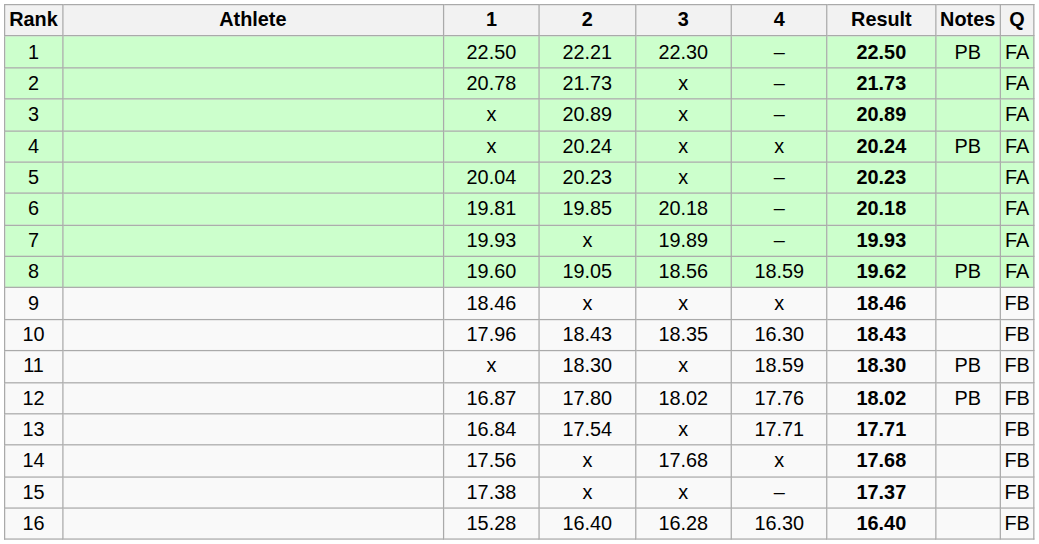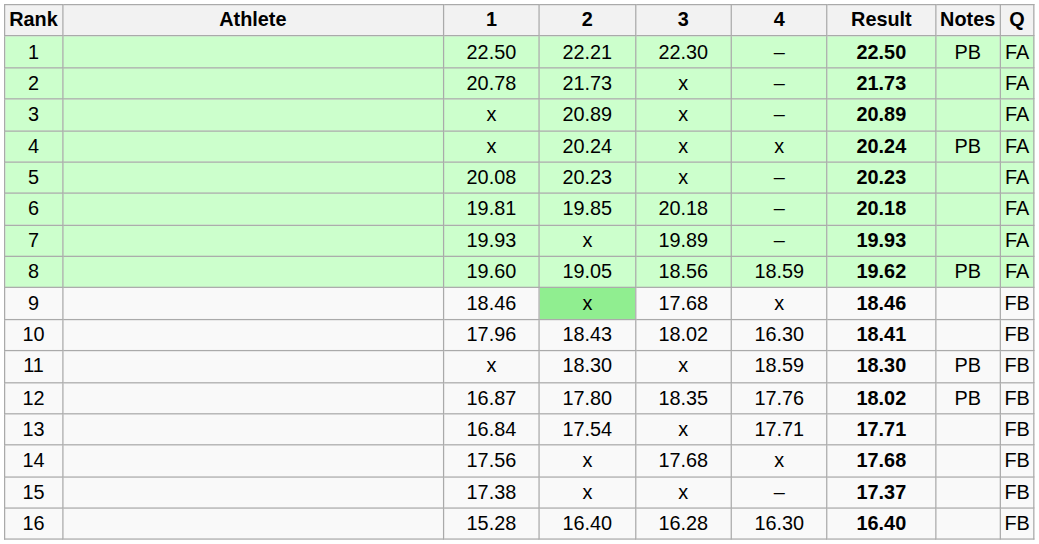(491, 177) 20.04 -> (491, 177) 20.08
(587, 303) no background -> (587, 303) lightgreen background
(683, 303) x -> (683, 303) 17.68
(683, 334) 18.35 -> (683, 334) 18.02
(881, 334) 18.43 -> (881, 334) 18.41
(683, 397) 18.02 -> (683, 397) 18.35
